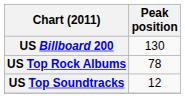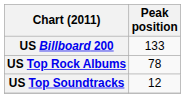(155, 45) 130 -> (155, 45) 133
